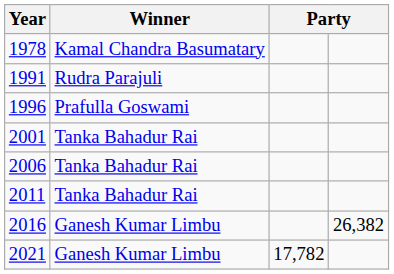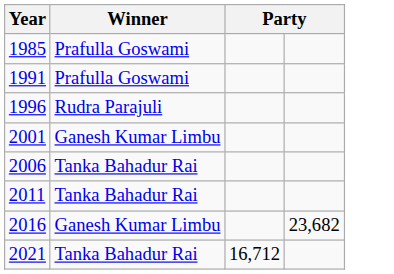- row: (27, 48)
+ row: (27, 48)
(108, 78) Rudra Parajuli -> (122, 78) Prafulla Goswami
(122, 107) Prafulla Goswami -> (108, 107) Rudra Parajuli
(126, 136) Tanka Bahadur Rai -> (138, 136) Ganesh Kumar Limbu
(358, 225) 26,382 -> (314, 225) 23,682
(138, 254) Ganesh Kumar Limbu -> (126, 254) Tanka Bahadur Rai
(299, 254) 17,782 -> (255, 254) 16,712
